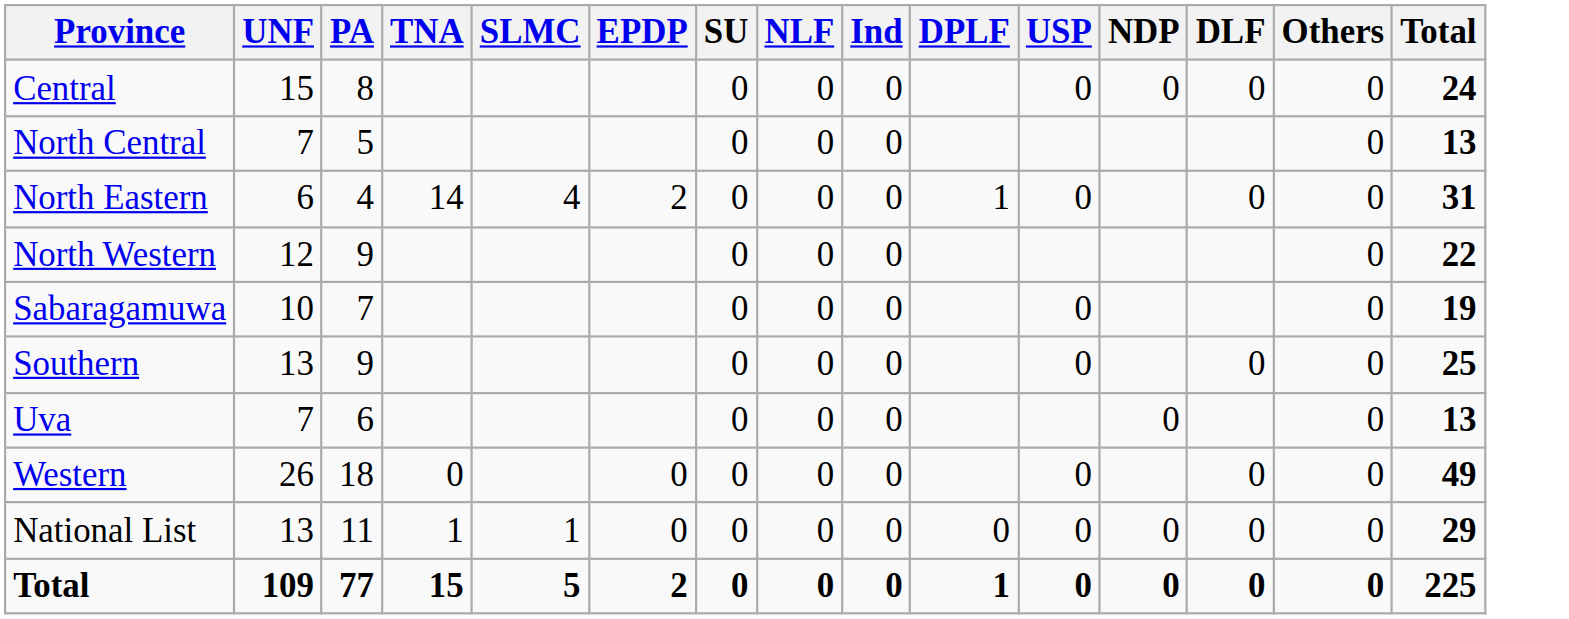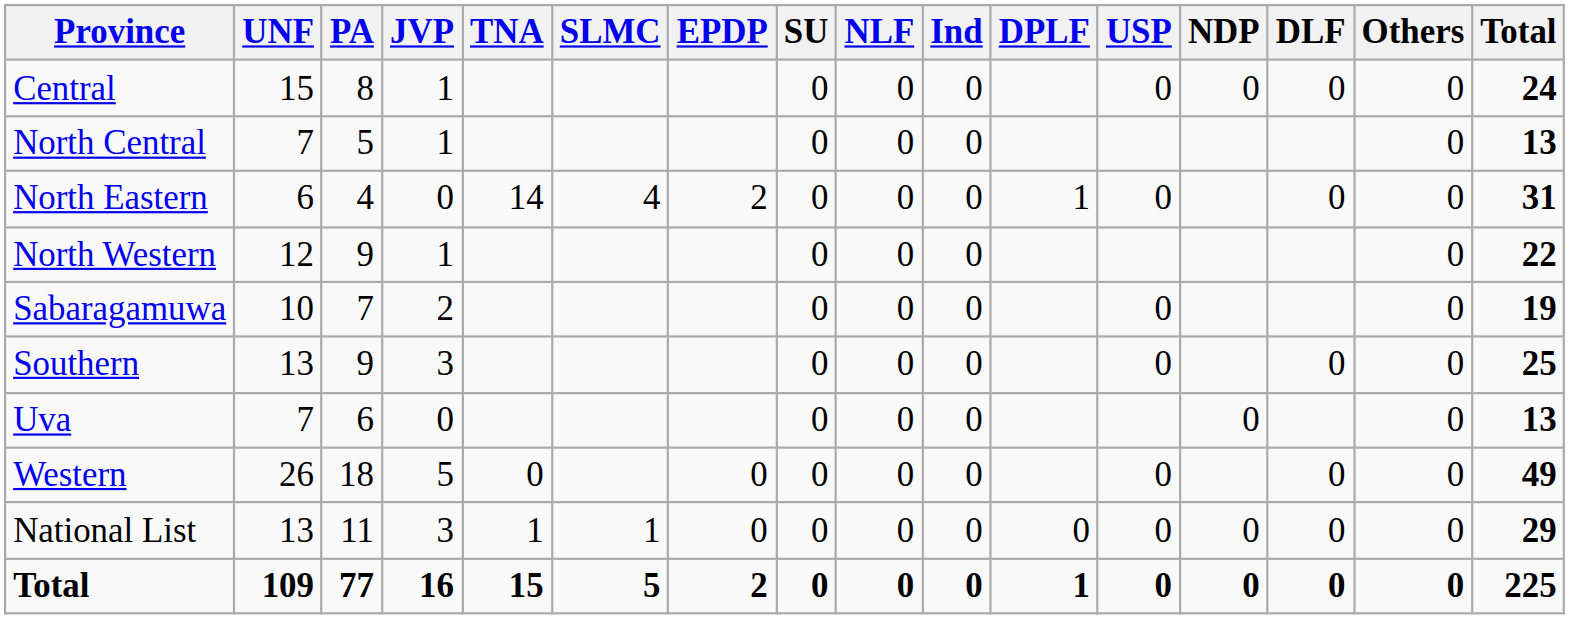+ column: (422, 32)
